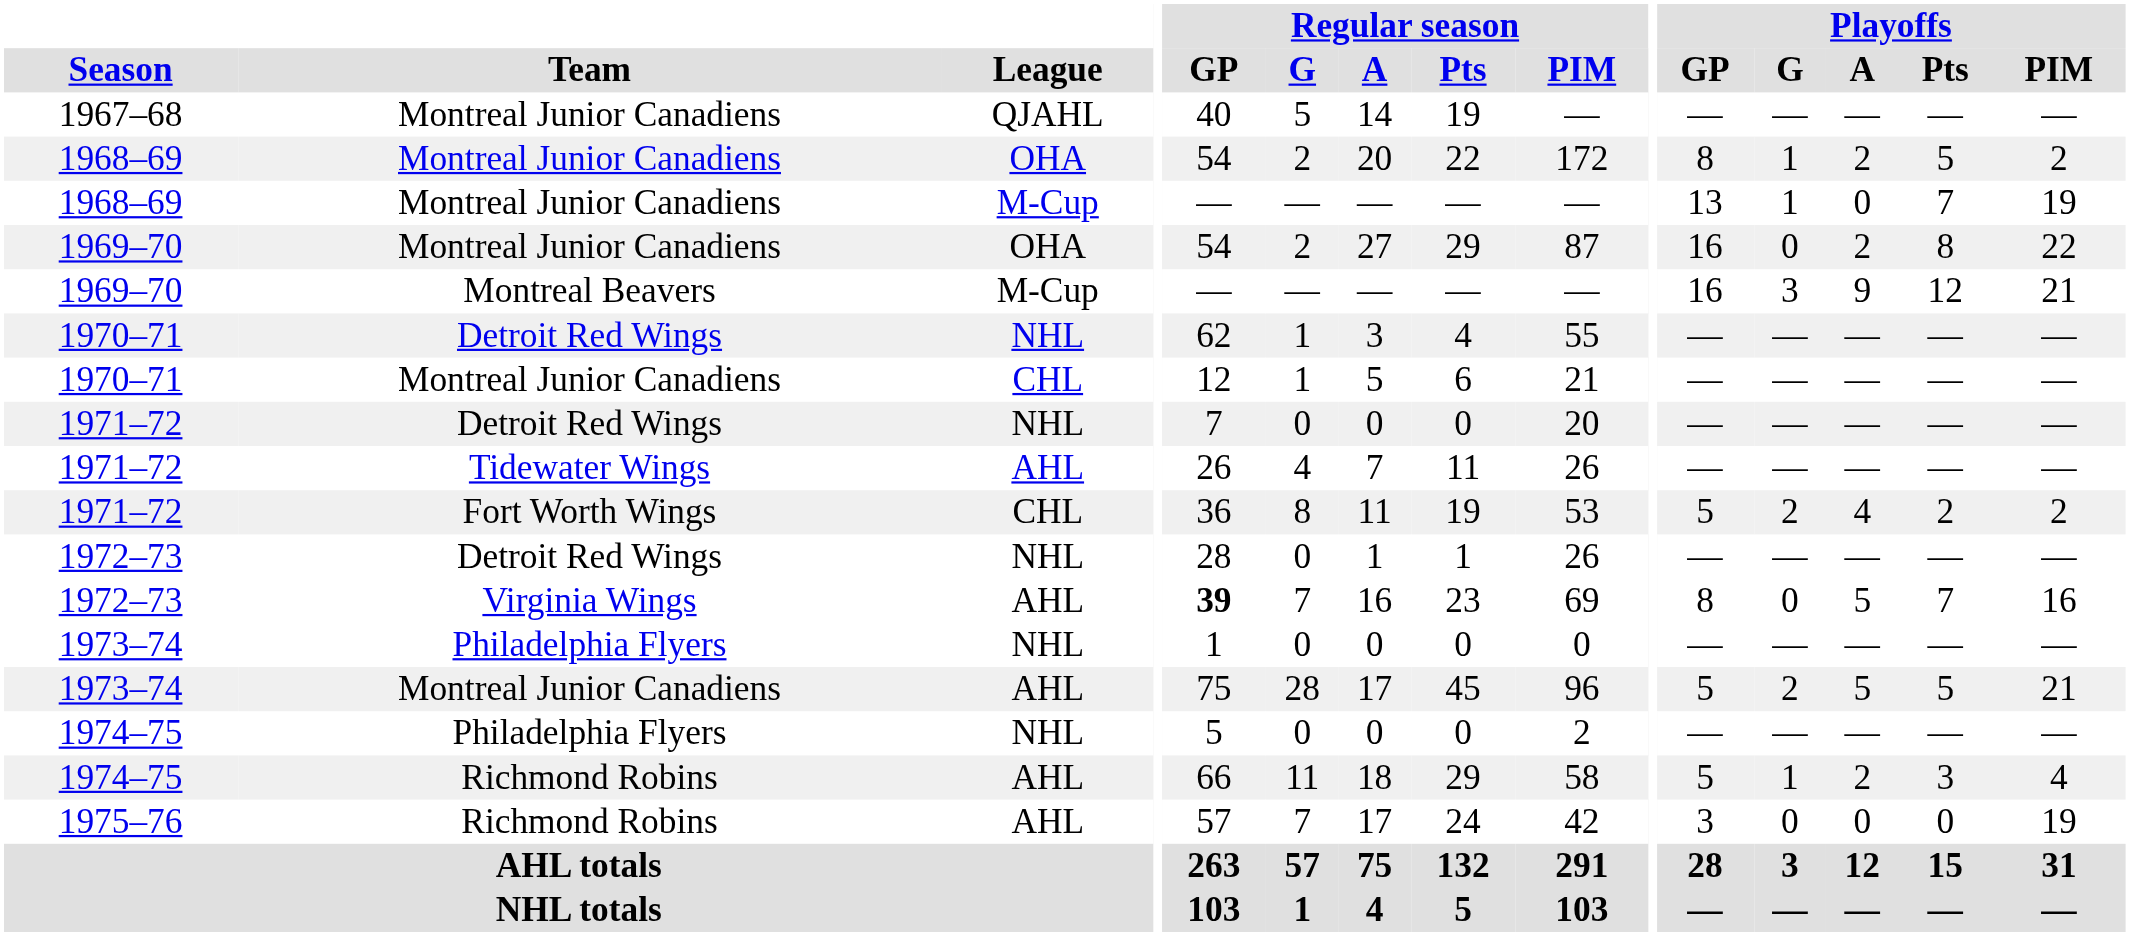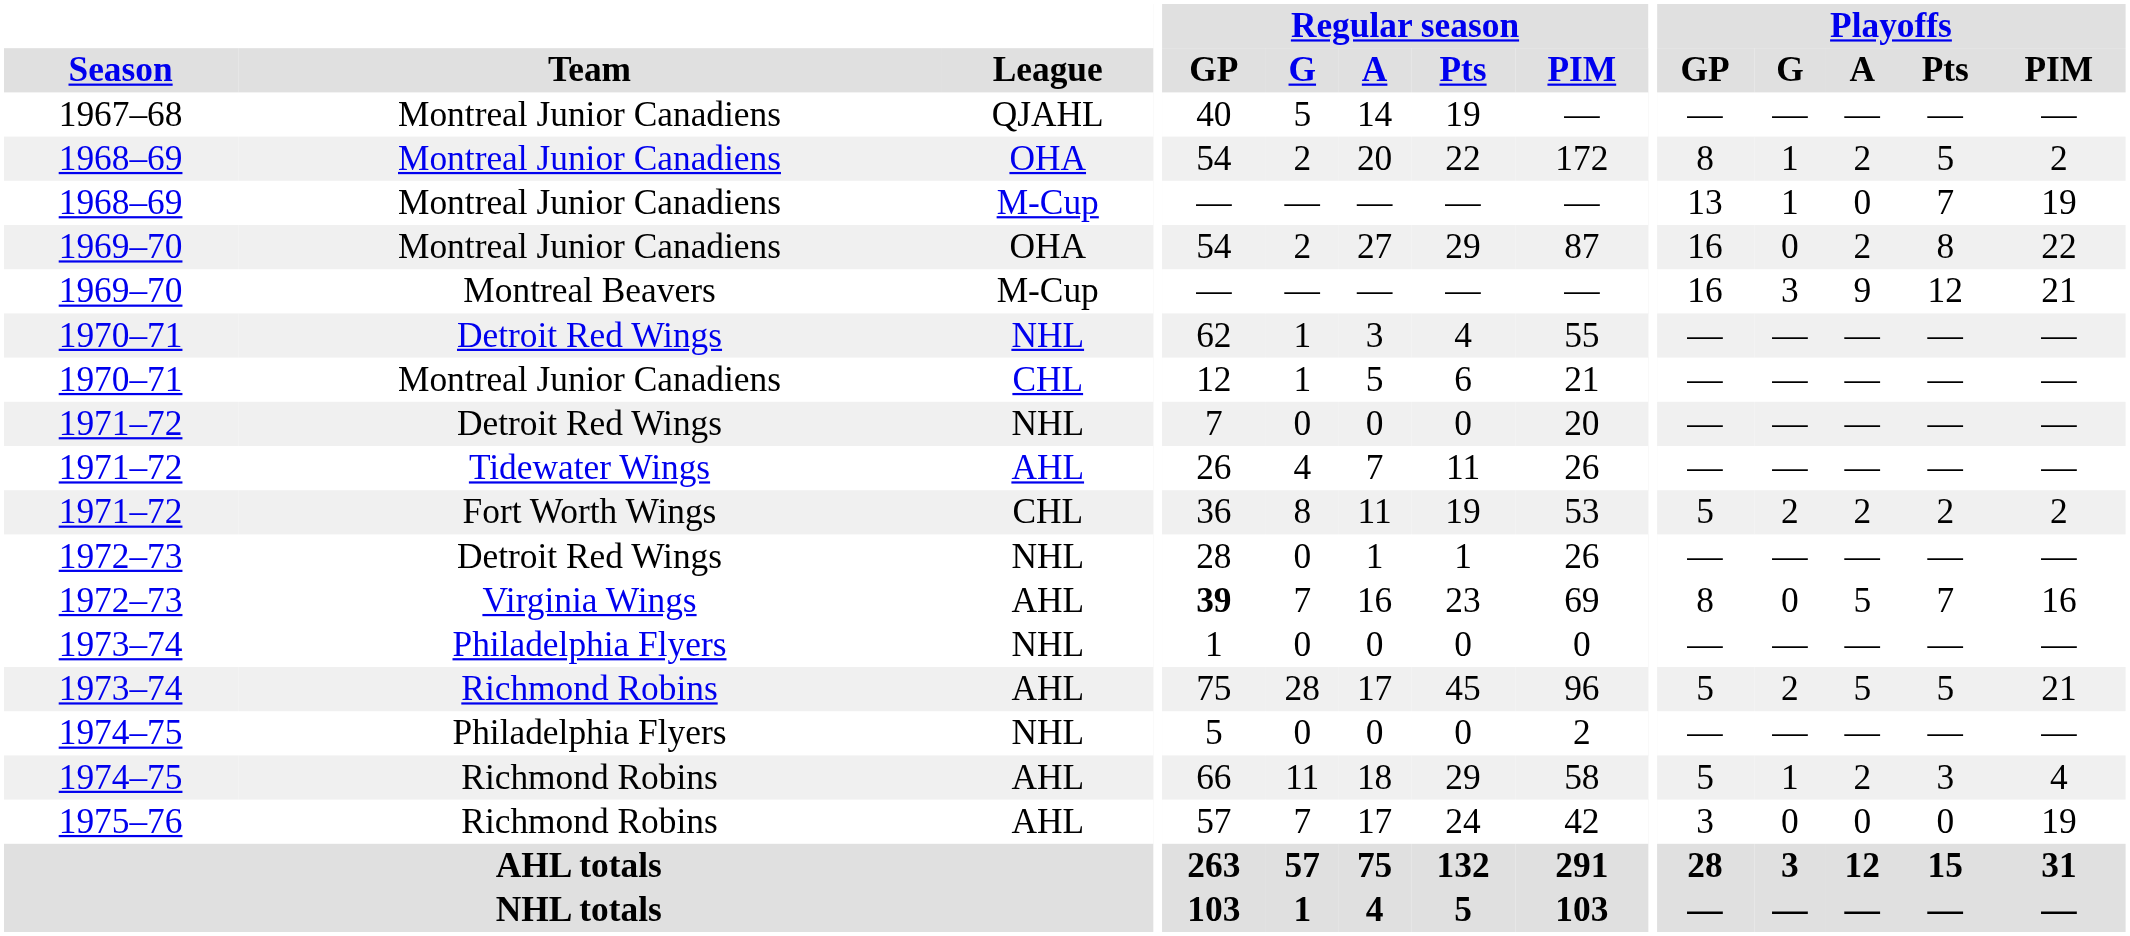(1862, 511) 4 -> (1862, 511) 2
(589, 688) Montreal Junior Canadiens -> (589, 688) Richmond Robins
